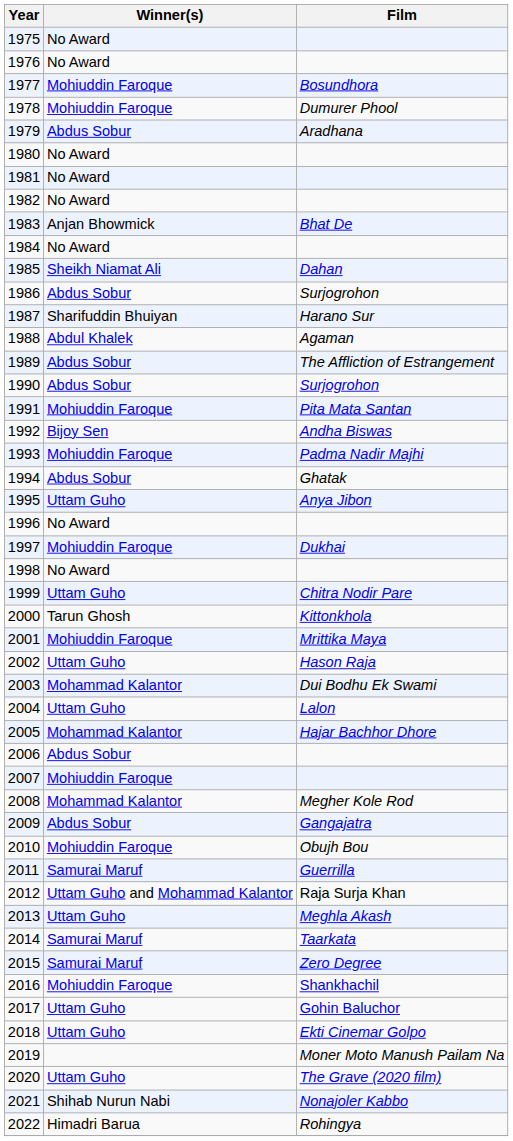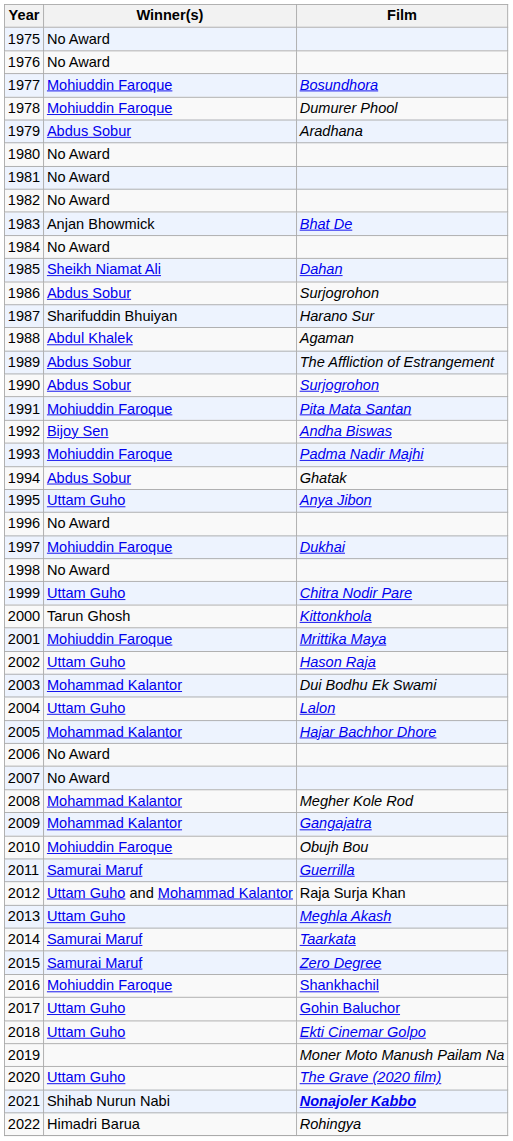(89, 754) Abdus Sobur -> (78, 754) No Award
(110, 778) Mohiuddin Faroque -> (78, 778) No Award
(89, 824) Abdus Sobur -> (114, 824) Mohammad Kalantor
(354, 1101) normal -> (358, 1101) bold
